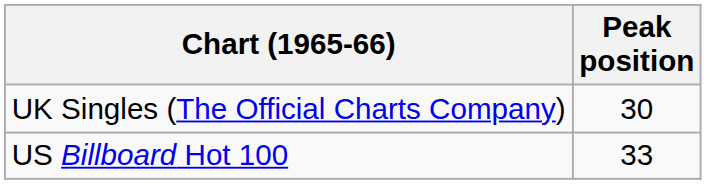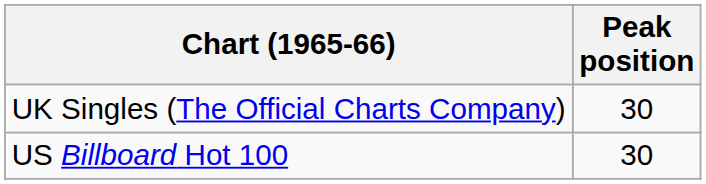(637, 155) 33 -> (637, 155) 30
